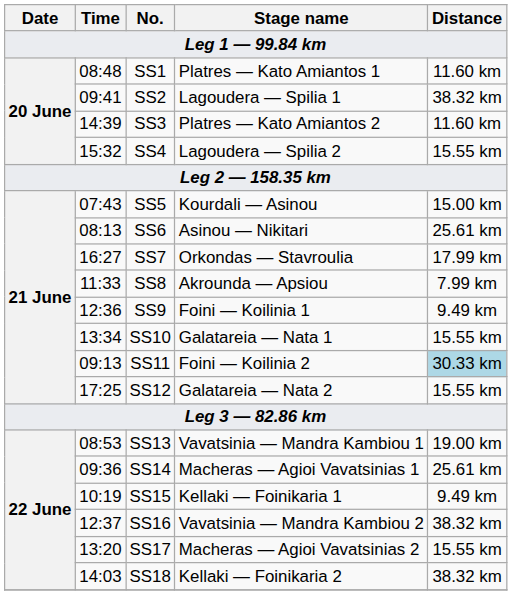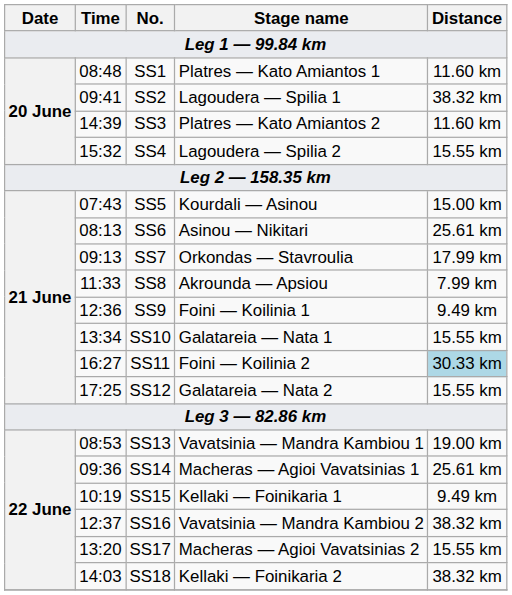(100, 257) 16:27 -> (100, 257) 09:13
(100, 363) 09:13 -> (100, 363) 16:27
